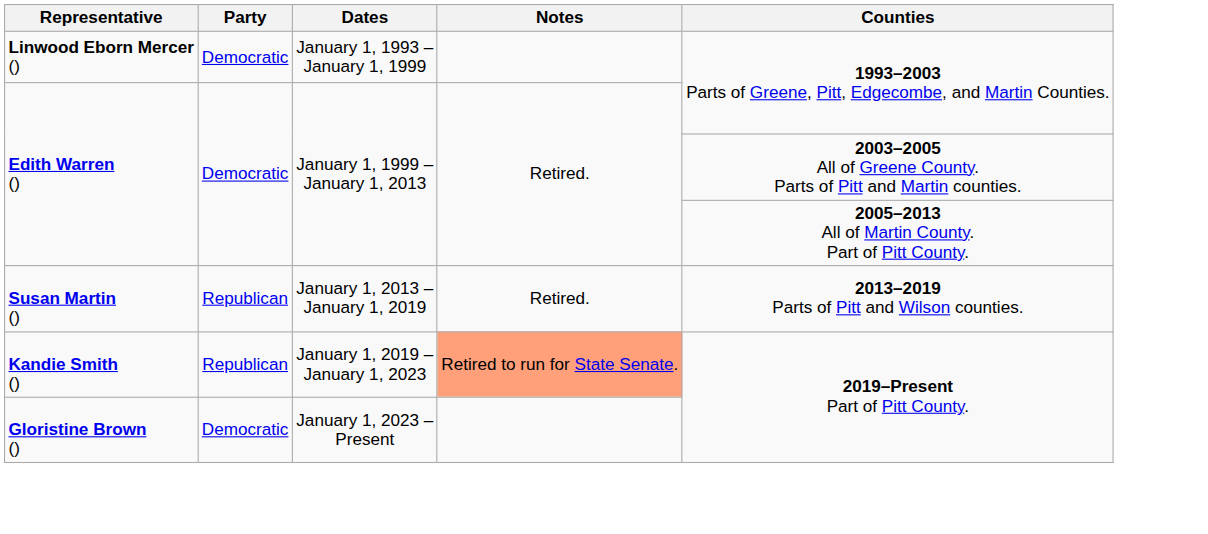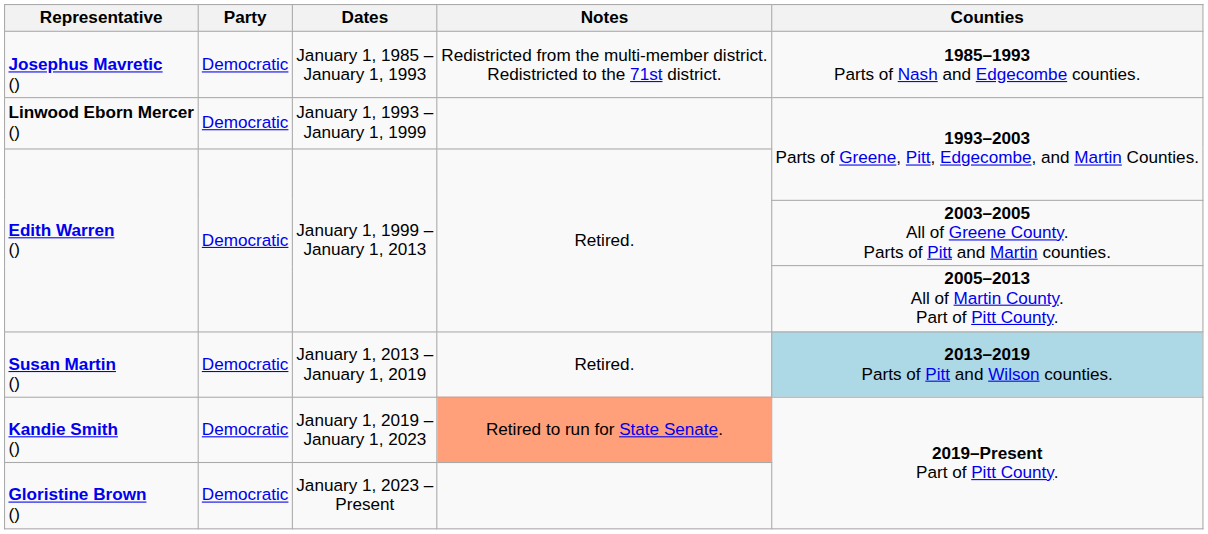+ row: (86, 74)
(245, 298) Republican -> (245, 364) Democratic
(898, 298) no background -> (987, 364) lightblue background
(245, 364) Republican -> (245, 429) Democratic
